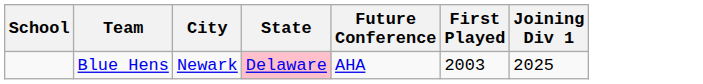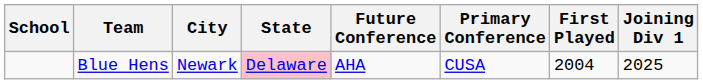+ column: (495, 28)
(465, 65) 2003 -> (574, 65) 2004
